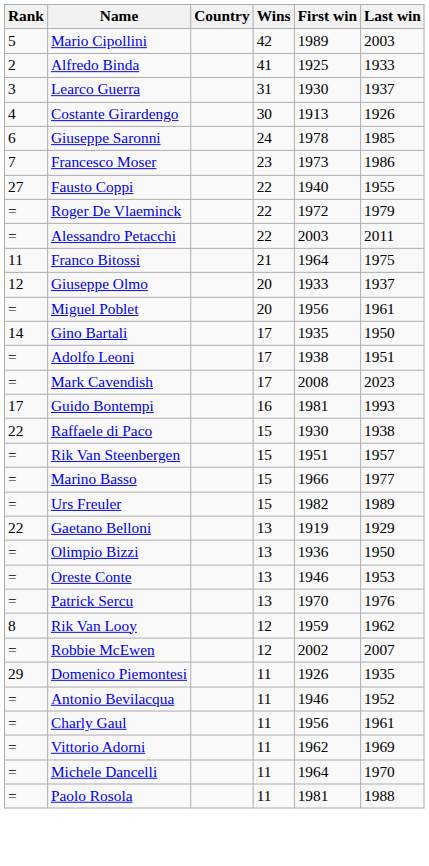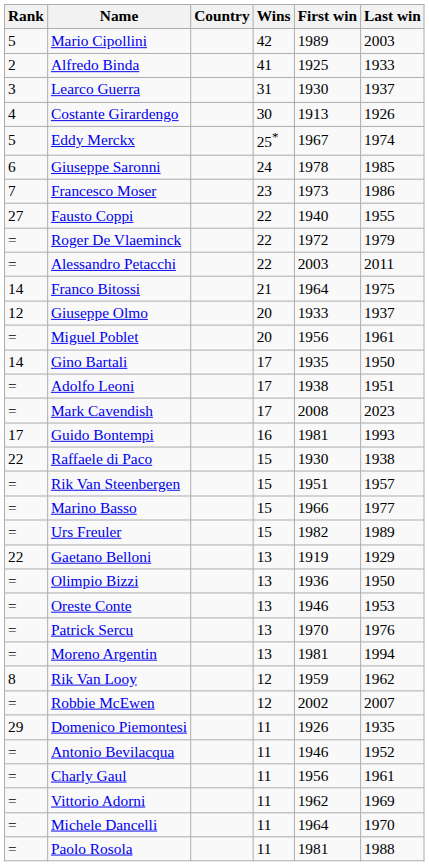+ row: (93, 140)
(15, 260) 11 -> (16, 288) 14
+ row: (104, 654)
